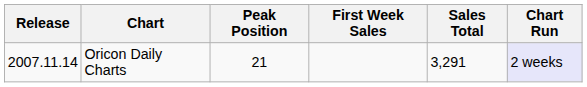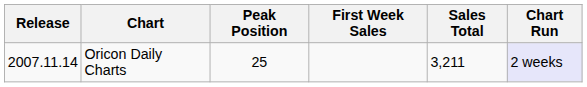(259, 62) 21 -> (259, 62) 25
(448, 62) 3,291 -> (448, 62) 3,211
